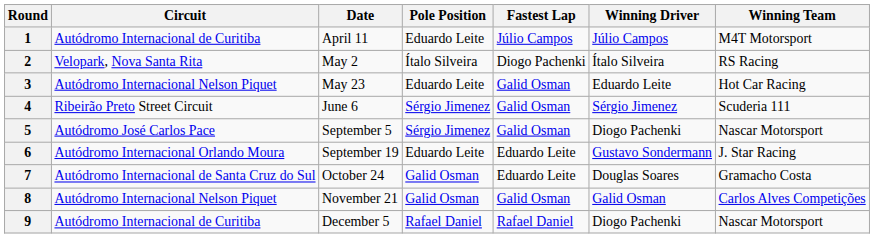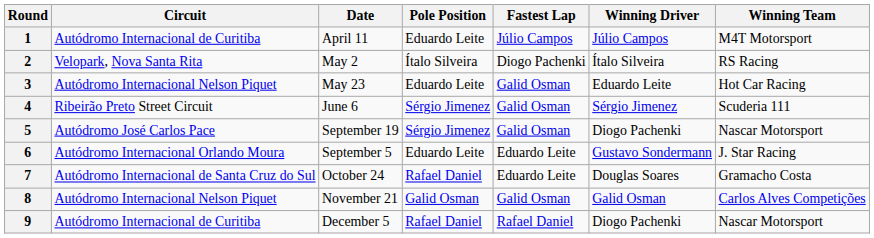(357, 129) September 5 -> (360, 129) September 19
(360, 152) September 19 -> (357, 152) September 5
(442, 175) Galid Osman -> (444, 175) Rafael Daniel
